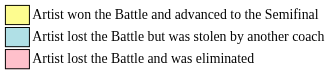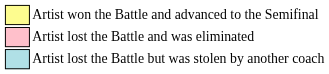rows swapped: (178, 37) <-> (143, 59)
